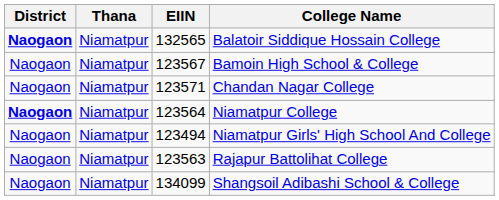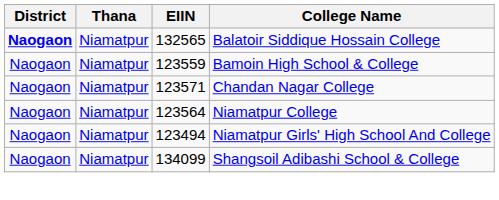(181, 64) 123567 -> (181, 64) 123559
(40, 111) bold -> (40, 111) normal
- row: (300, 159)
